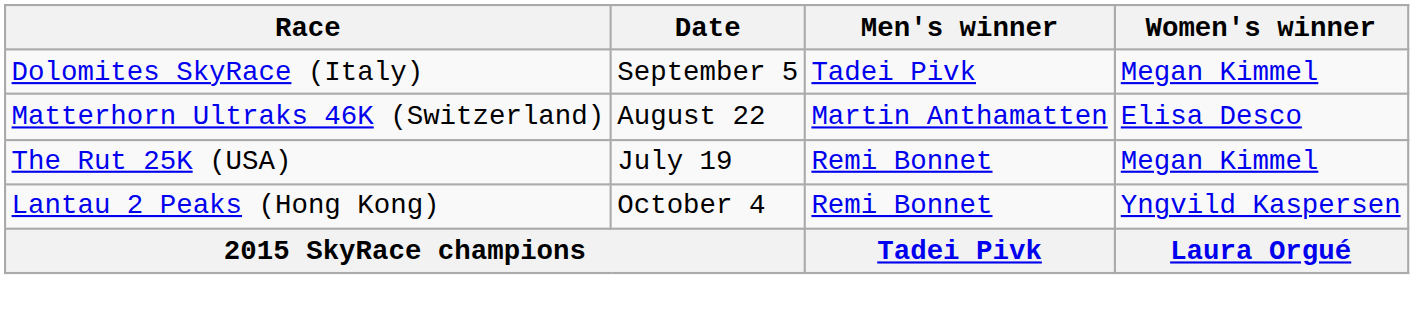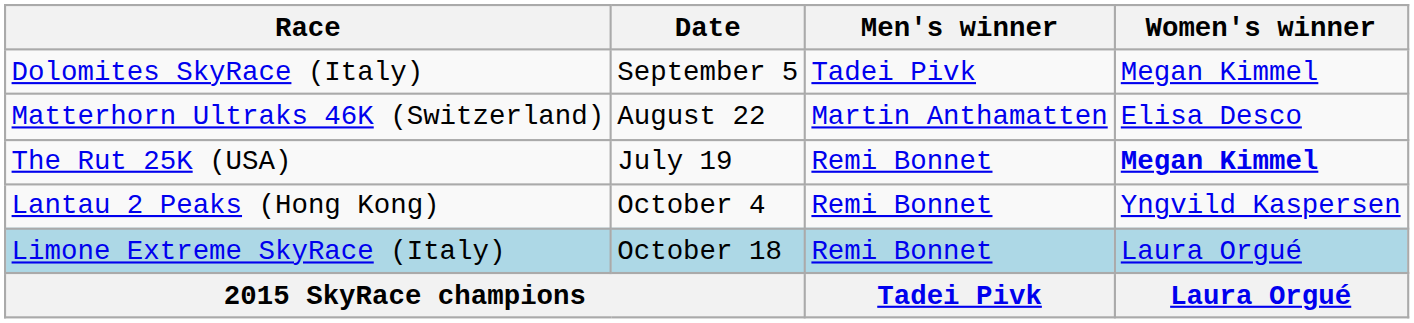(1220, 162) normal -> (1220, 162) bold
+ row: (259, 251)
